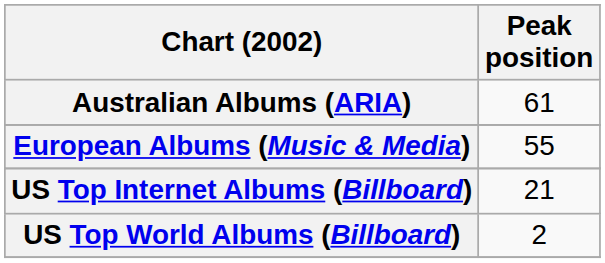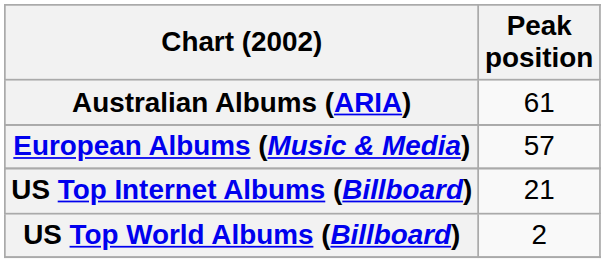(539, 146) 55 -> (539, 146) 57
